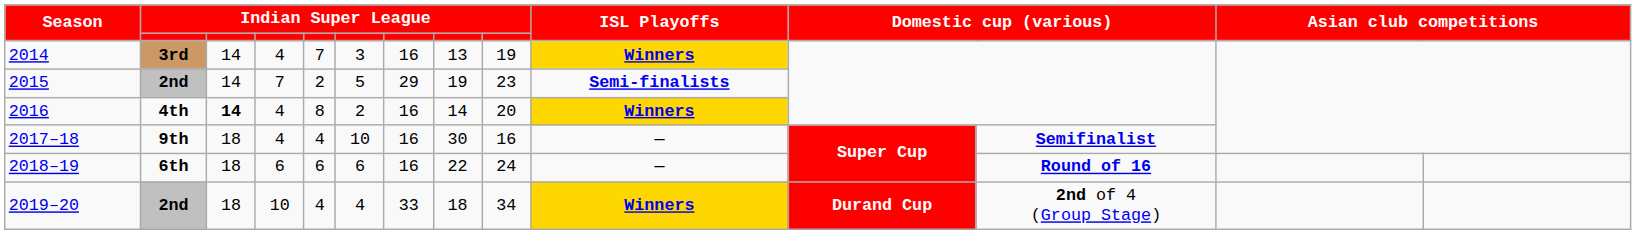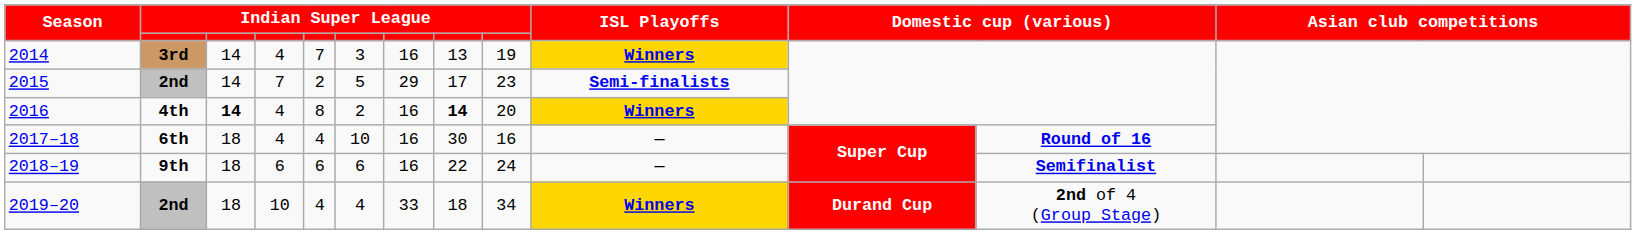(458, 83) 19 -> (458, 83) 17
(458, 111) normal -> (458, 111) bold
(174, 139) 9th -> (174, 139) 6th
(1096, 139) Semifinalist -> (1096, 139) Round of 16
(174, 167) 6th -> (174, 167) 9th
(1096, 167) Round of 16 -> (1096, 167) Semifinalist
